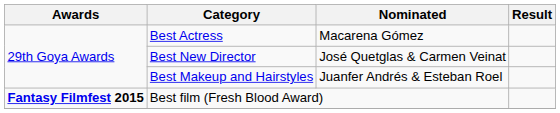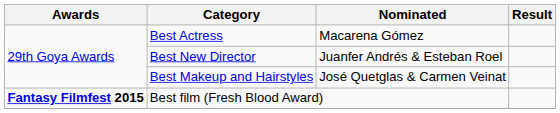(413, 56) José Quetglas & Carmen Veinat -> (411, 56) Juanfer Andrés & Esteban Roel
(411, 77) Juanfer Andrés & Esteban Roel -> (413, 77) José Quetglas & Carmen Veinat
